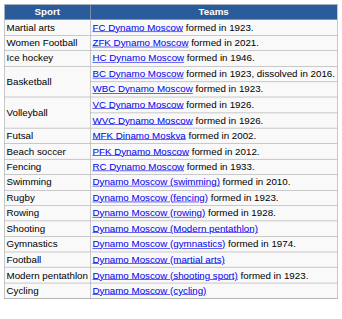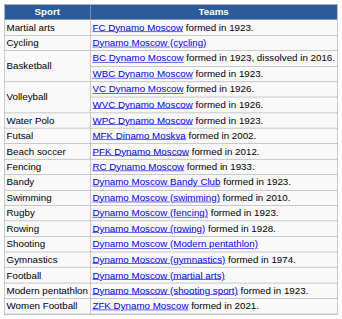rows swapped: (176, 43) <-> (149, 290)
- row: (174, 58)
+ row: (178, 120)
+ row: (192, 182)
